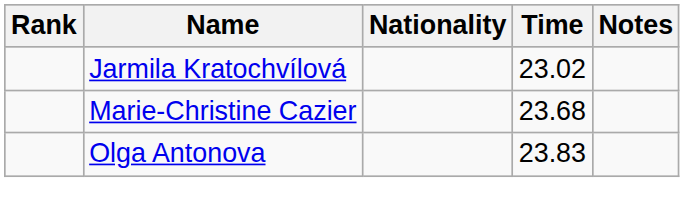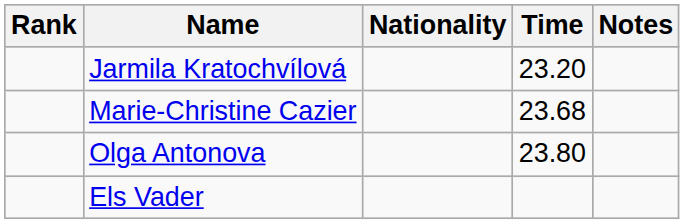(552, 68) 23.02 -> (552, 68) 23.20
(552, 153) 23.83 -> (552, 153) 23.80
+ row: (146, 196)
